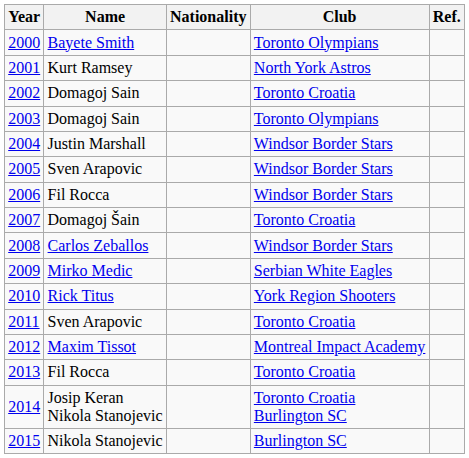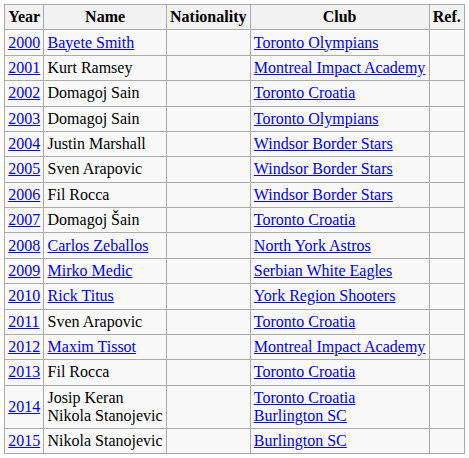(312, 67) North York Astros -> (340, 67) Montreal Impact Academy
(323, 245) Windsor Border Stars -> (312, 245) North York Astros
